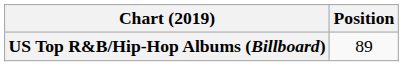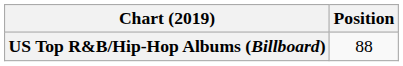(364, 46) 89 -> (364, 46) 88
